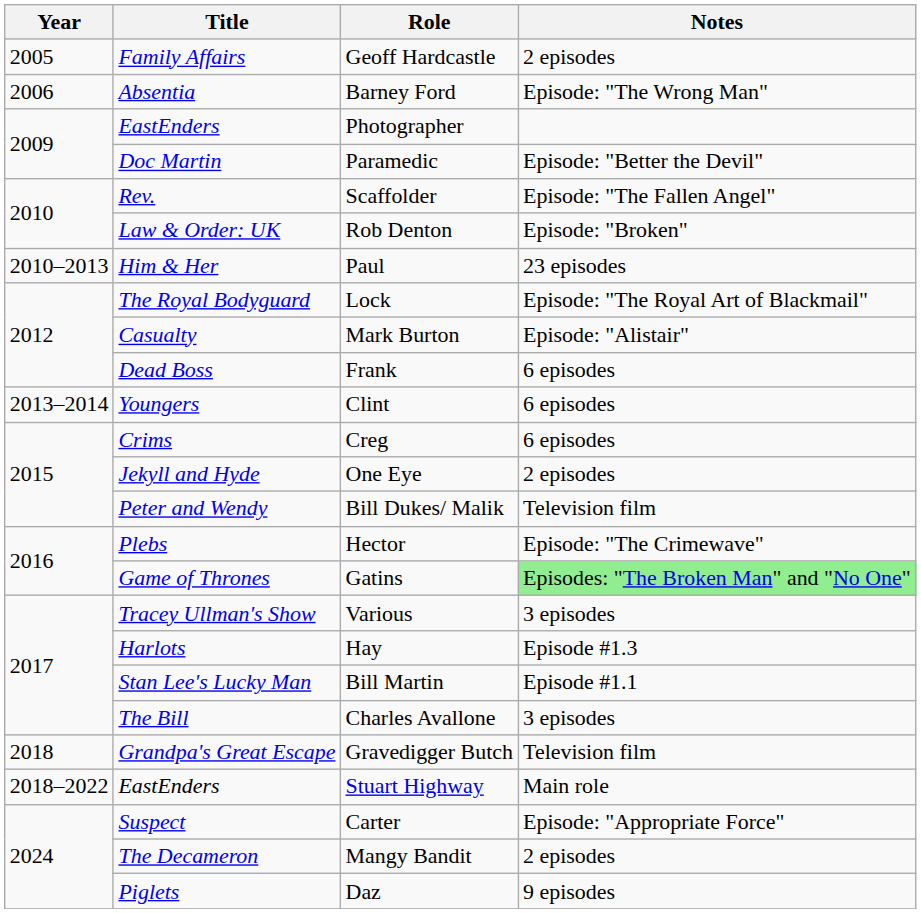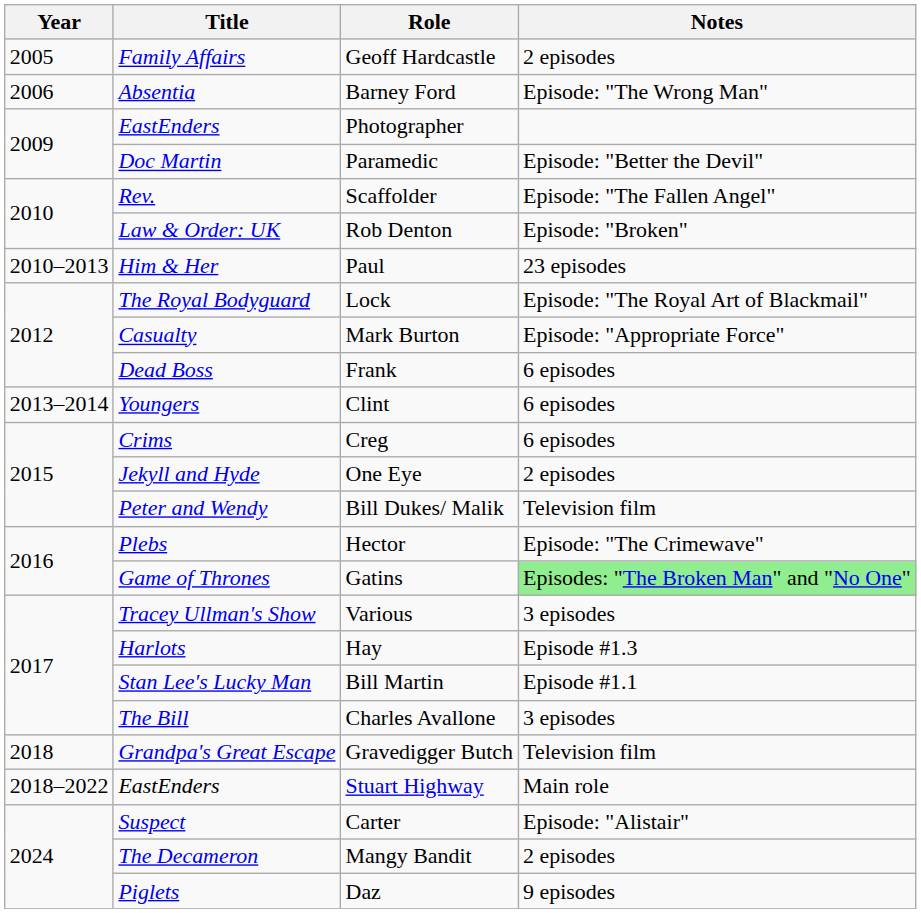(606, 334) Episode: "Alistair" -> (654, 334) Episode: "Appropriate Force"
(654, 821) Episode: "Appropriate Force" -> (606, 821) Episode: "Alistair"
